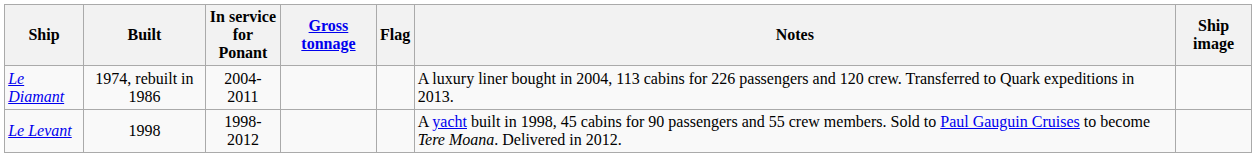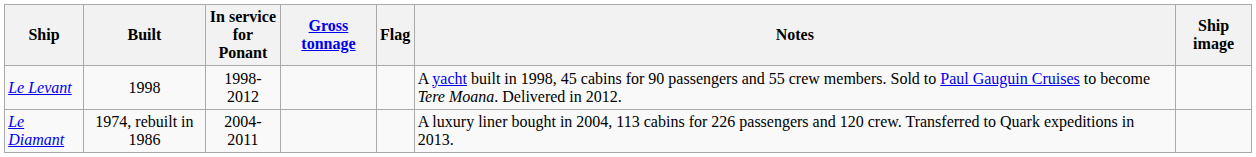rows swapped: (40, 130) <-> (36, 87)
